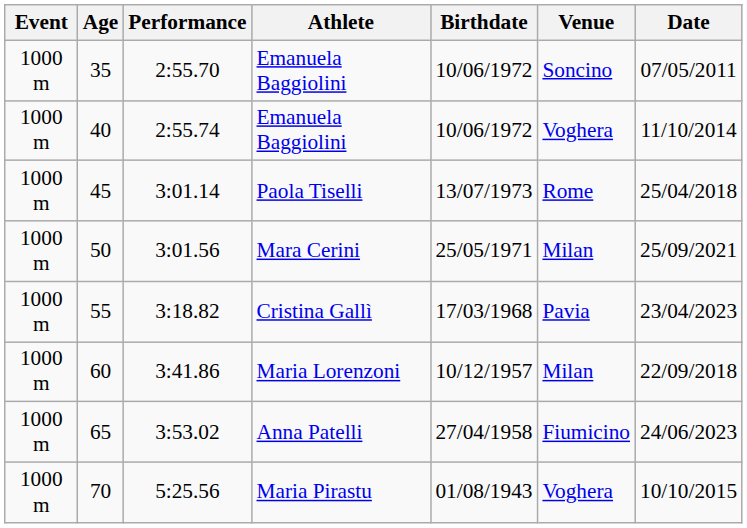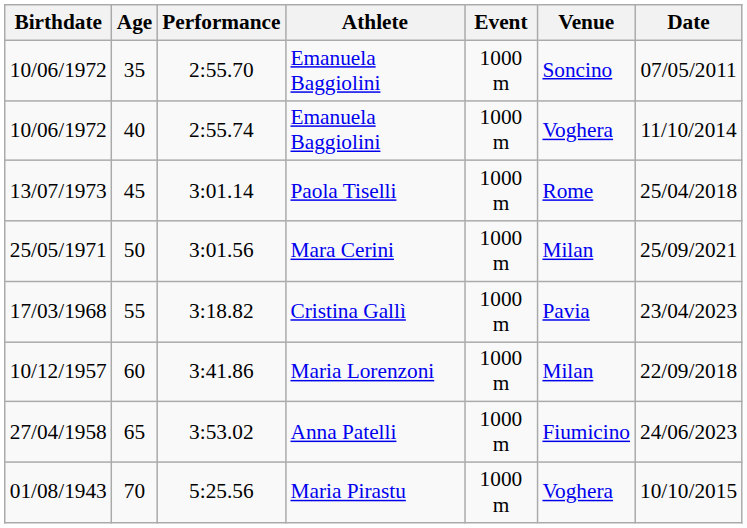columns swapped: (41, 22) <-> (484, 22)
